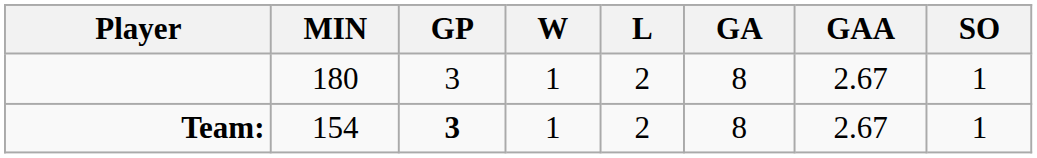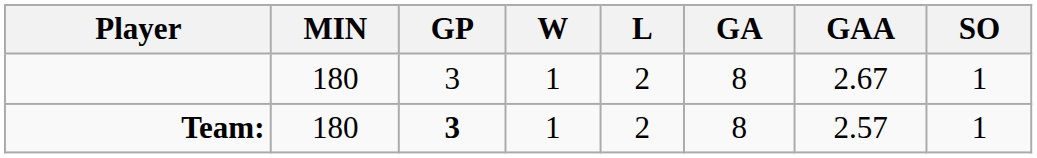(335, 127) 154 -> (335, 127) 180
(861, 127) 2.67 -> (861, 127) 2.57
